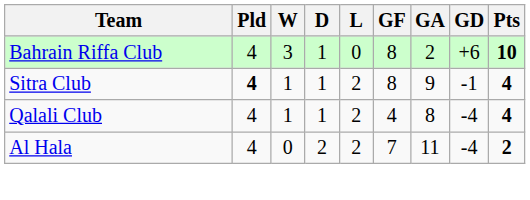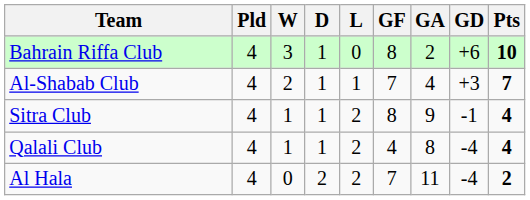+ row: (74, 83)
(252, 83) bold -> (252, 115) normal
